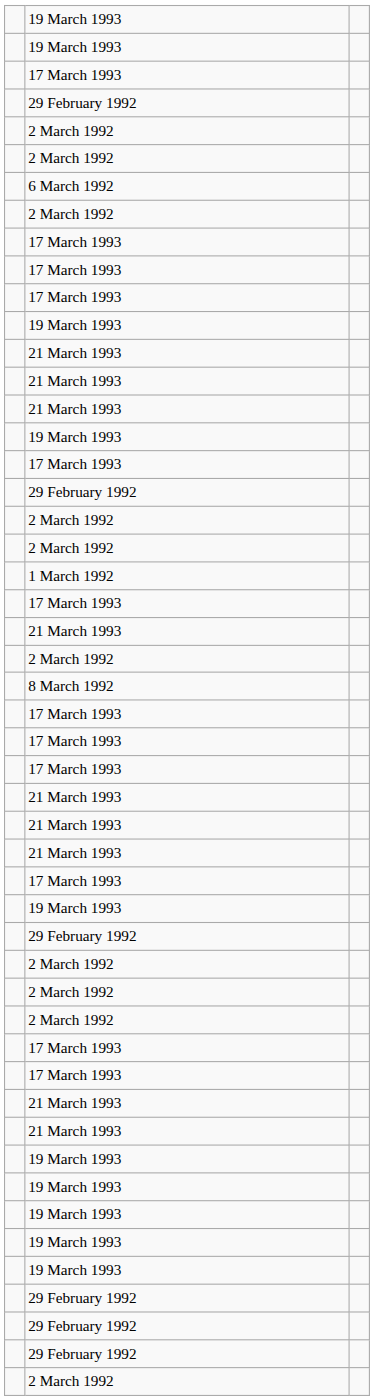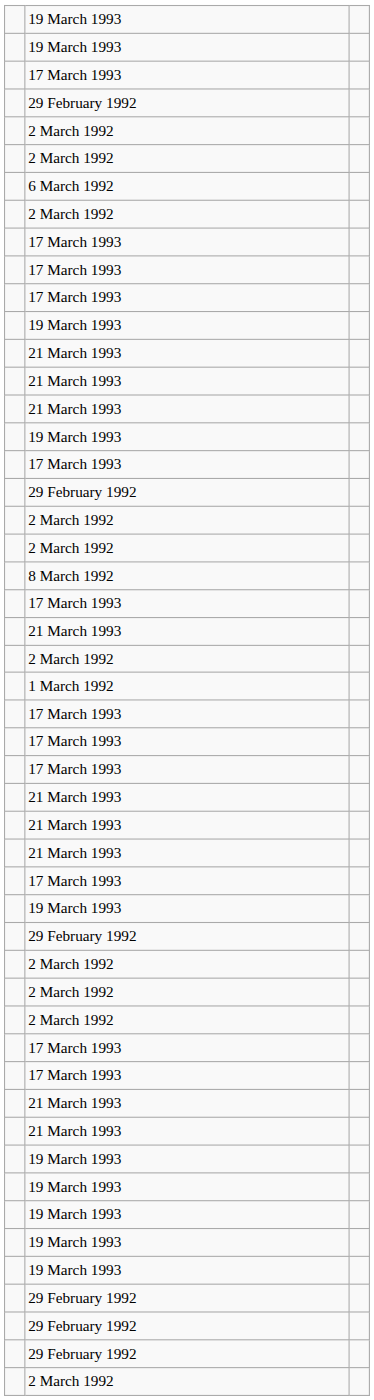rows swapped: (15, 687) <-> (15, 575)
